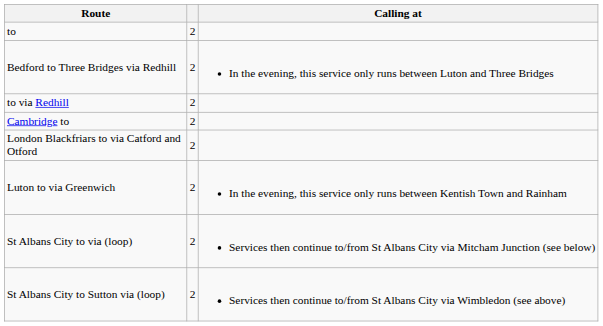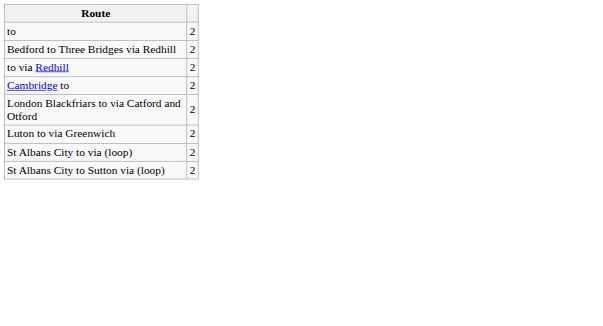- column: (398, 13)
